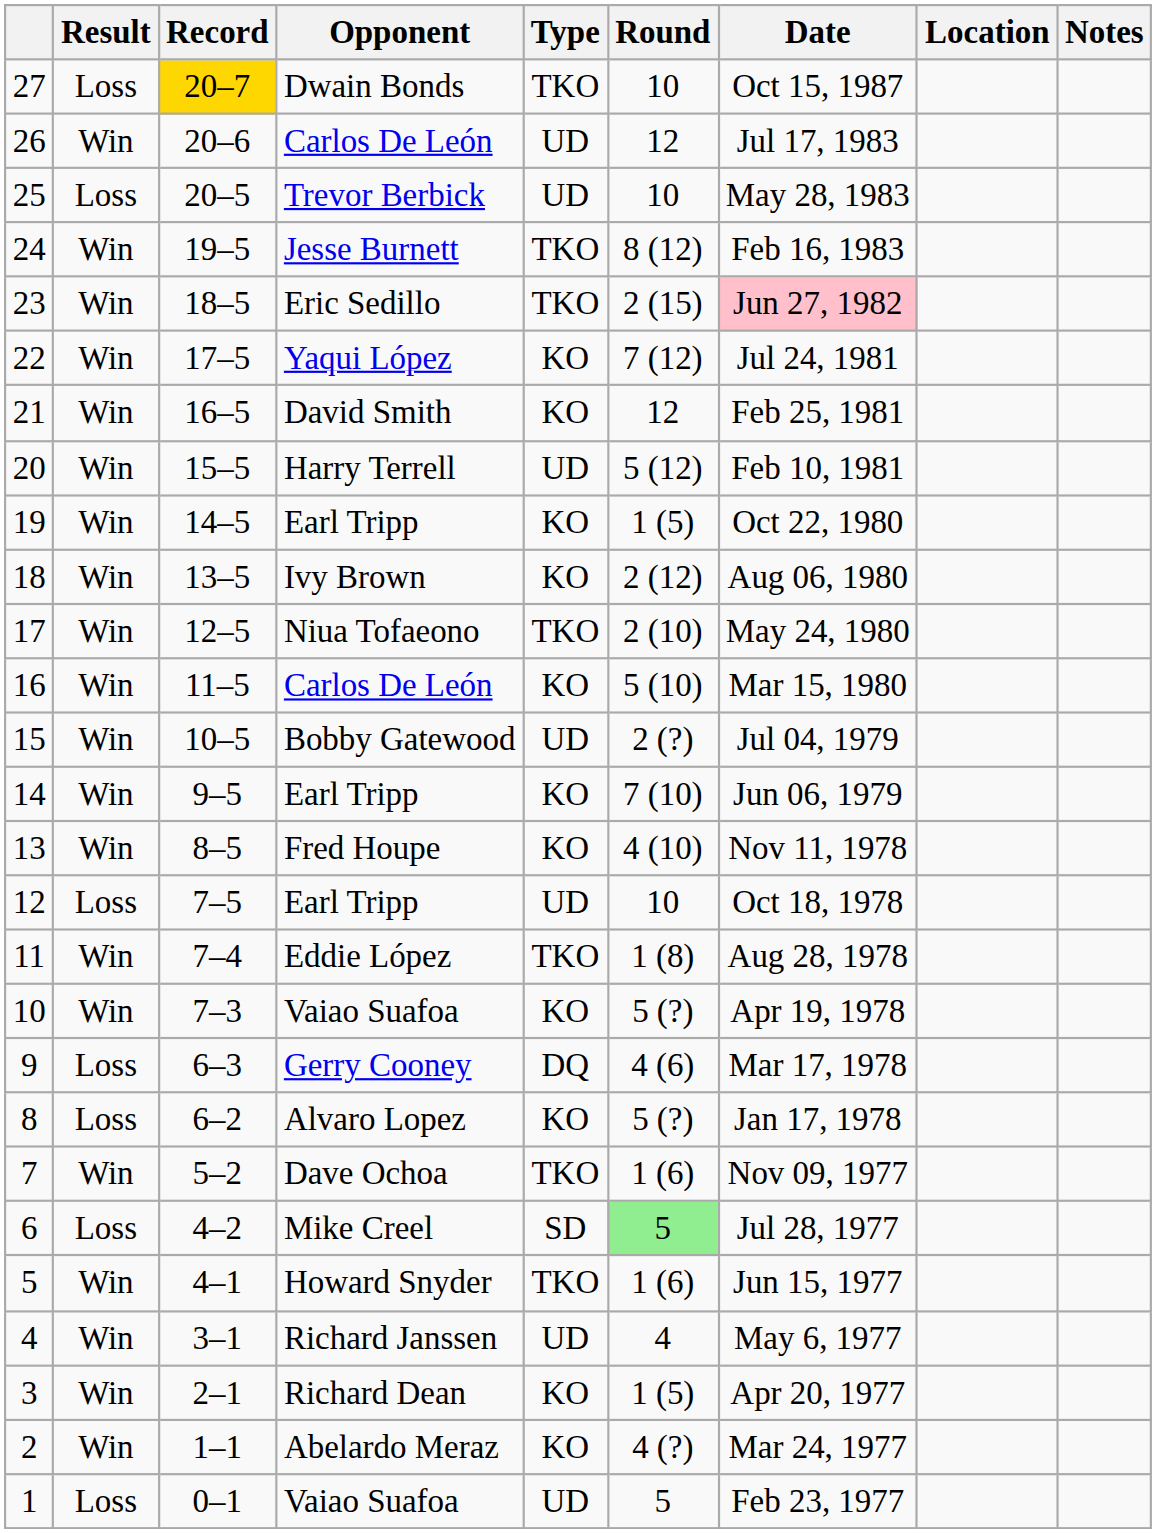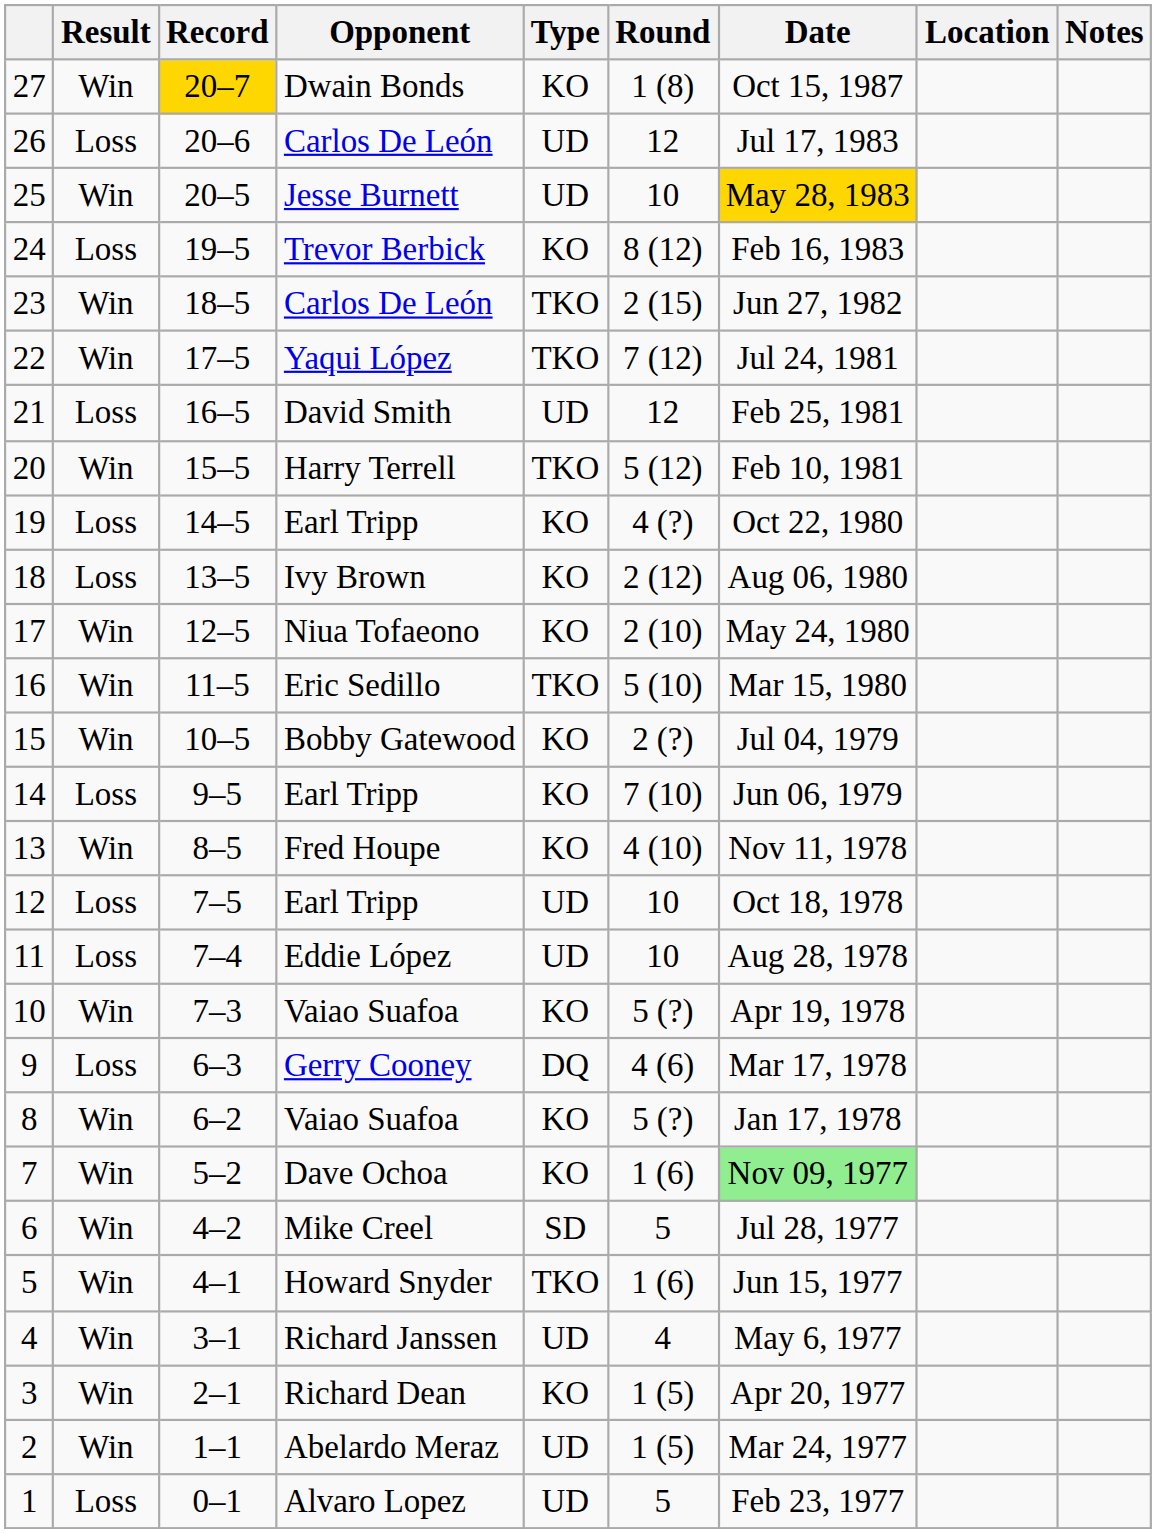(106, 86) Loss -> (106, 86) Win
(565, 86) TKO -> (565, 86) KO
(663, 86) 10 -> (663, 86) 1 (8)
(106, 140) Win -> (106, 140) Loss
(106, 195) Loss -> (106, 195) Win
(384, 195) Trevor Berbick -> (371, 195) Jesse Burnett
(818, 195) no background -> (818, 195) gold background
(106, 249) Win -> (106, 249) Loss
(371, 249) Jesse Burnett -> (384, 249) Trevor Berbick
(565, 249) TKO -> (565, 249) KO
(362, 303) Eric Sedillo -> (388, 303) Carlos De León
(818, 303) pink background -> (818, 303) no background
(565, 358) KO -> (565, 358) TKO
(106, 412) Win -> (106, 412) Loss
(565, 412) KO -> (565, 412) UD
(565, 466) UD -> (565, 466) TKO
(106, 521) Win -> (106, 521) Loss
(663, 521) 1 (5) -> (663, 521) 4 (?)
(106, 575) Win -> (106, 575) Loss
(565, 630) TKO -> (565, 630) KO
(388, 684) Carlos De León -> (362, 684) Eric Sedillo
(565, 684) KO -> (565, 684) TKO
(565, 738) UD -> (565, 738) KO
(106, 793) Win -> (106, 793) Loss
(106, 956) Win -> (106, 956) Loss
(565, 956) TKO -> (565, 956) UD
(663, 956) 1 (8) -> (663, 956) 10
(106, 1119) Loss -> (106, 1119) Win
(375, 1119) Alvaro Lopez -> (371, 1119) Vaiao Suafoa
(565, 1173) TKO -> (565, 1173) KO
(818, 1173) no background -> (818, 1173) lightgreen background
(106, 1228) Loss -> (106, 1228) Win
(663, 1228) lightgreen background -> (663, 1228) no background
(565, 1445) KO -> (565, 1445) UD
(663, 1445) 4 (?) -> (663, 1445) 1 (5)
(371, 1500) Vaiao Suafoa -> (375, 1500) Alvaro Lopez
